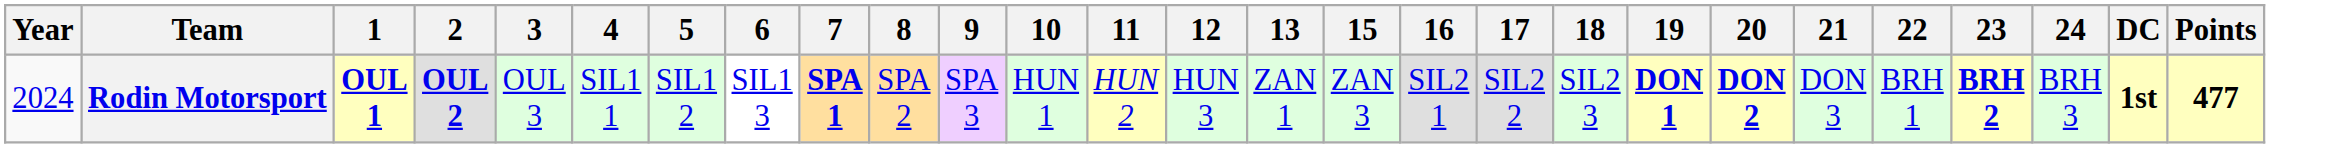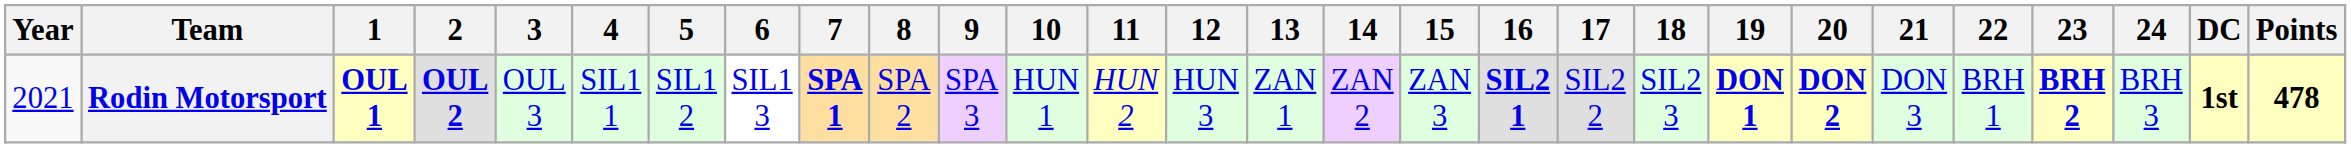+ column: (1362, 29)
(43, 97) 2024 -> (43, 97) 2021
(1439, 97) normal -> (1518, 97) bold
(2216, 97) 477 -> (2297, 97) 478
